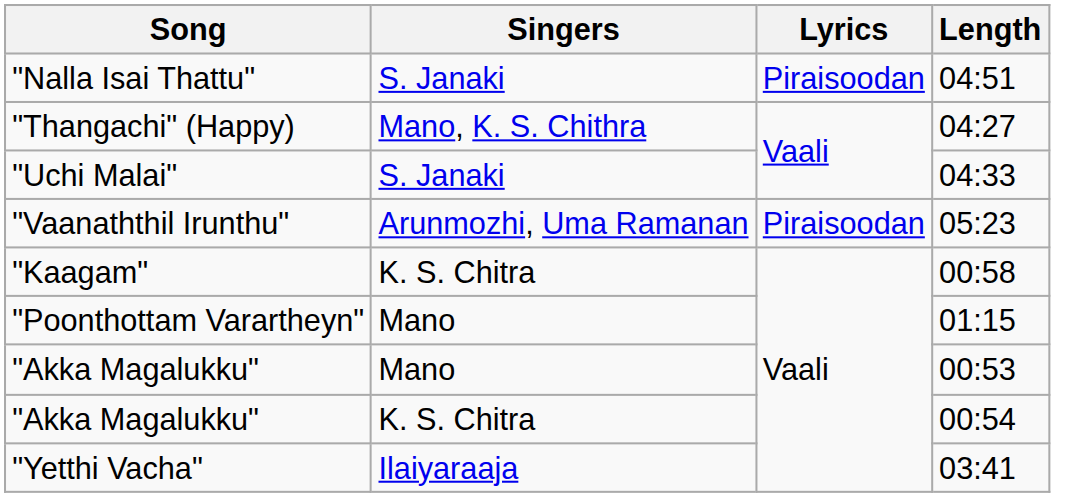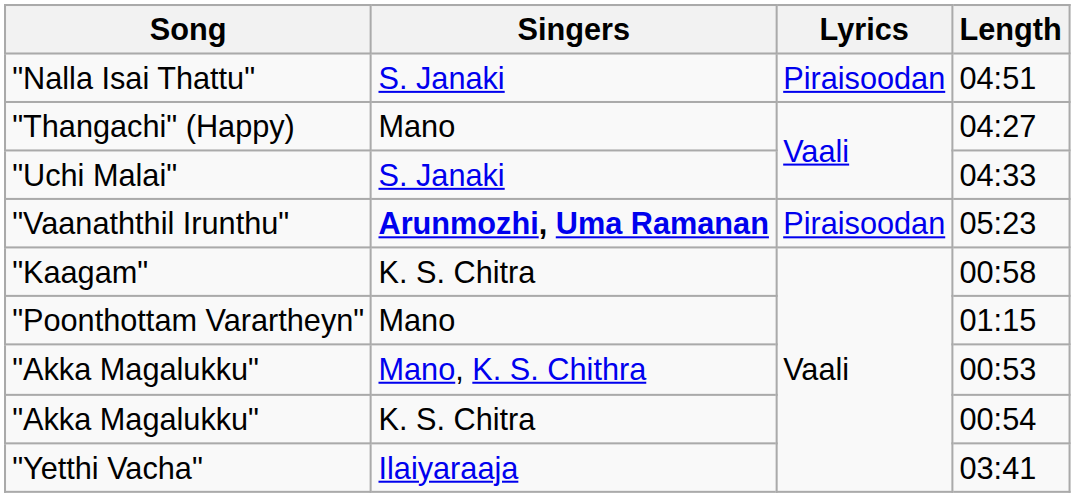(512, 127) Mano, K. S. Chithra -> (417, 127) Mano
(564, 224) normal -> (574, 224) bold
(417, 370) Mano -> (512, 370) Mano, K. S. Chithra
